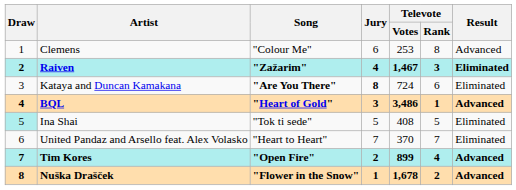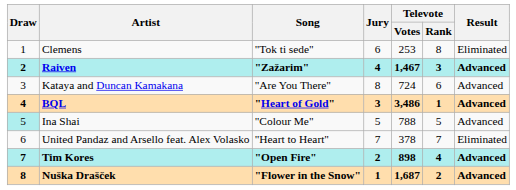(282, 49) "Colour Me" -> (284, 49) "Tok ti sede"
(478, 49) Advanced -> (482, 49) Eliminated
(482, 67) Eliminated -> (481, 67) Advanced
(295, 85) bold -> (293, 85) normal
(376, 85) bold -> (377, 85) normal
(480, 85) Eliminated -> (480, 85) Advanced
(282, 121) "Tok ti sede" -> (284, 121) "Colour Me"
(405, 121) 408 -> (407, 121) 788
(480, 121) Eliminated -> (480, 121) Advanced
(405, 139) 370 -> (407, 139) 378
(405, 157) 899 -> (407, 157) 898
(405, 175) 1,678 -> (407, 175) 1,687
